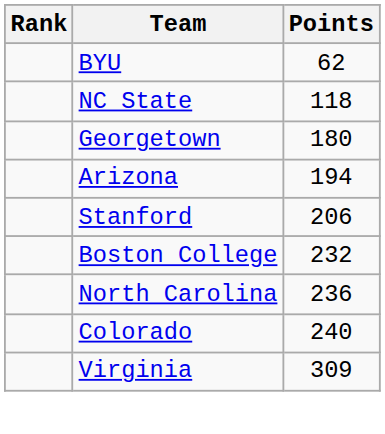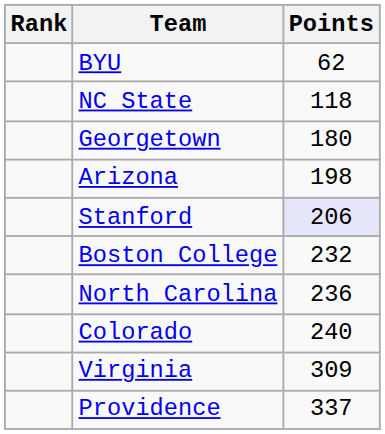(331, 178) 194 -> (331, 178) 198
(331, 217) no background -> (331, 217) lavender background
+ row: (150, 410)
